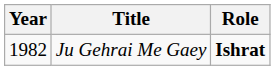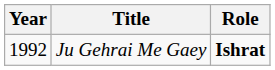(28, 49) 1982 -> (28, 49) 1992
